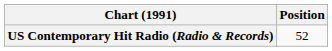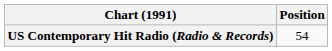(302, 35) 52 -> (302, 35) 54
